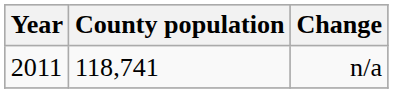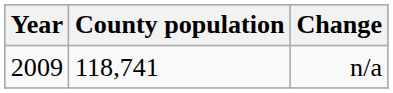(36, 66) 2011 -> (37, 66) 2009
